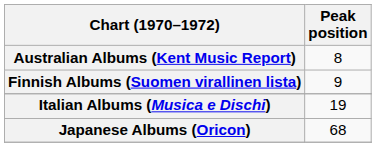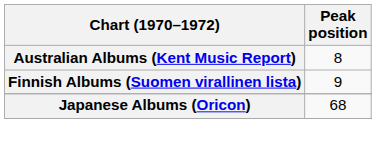- row: (155, 105)
